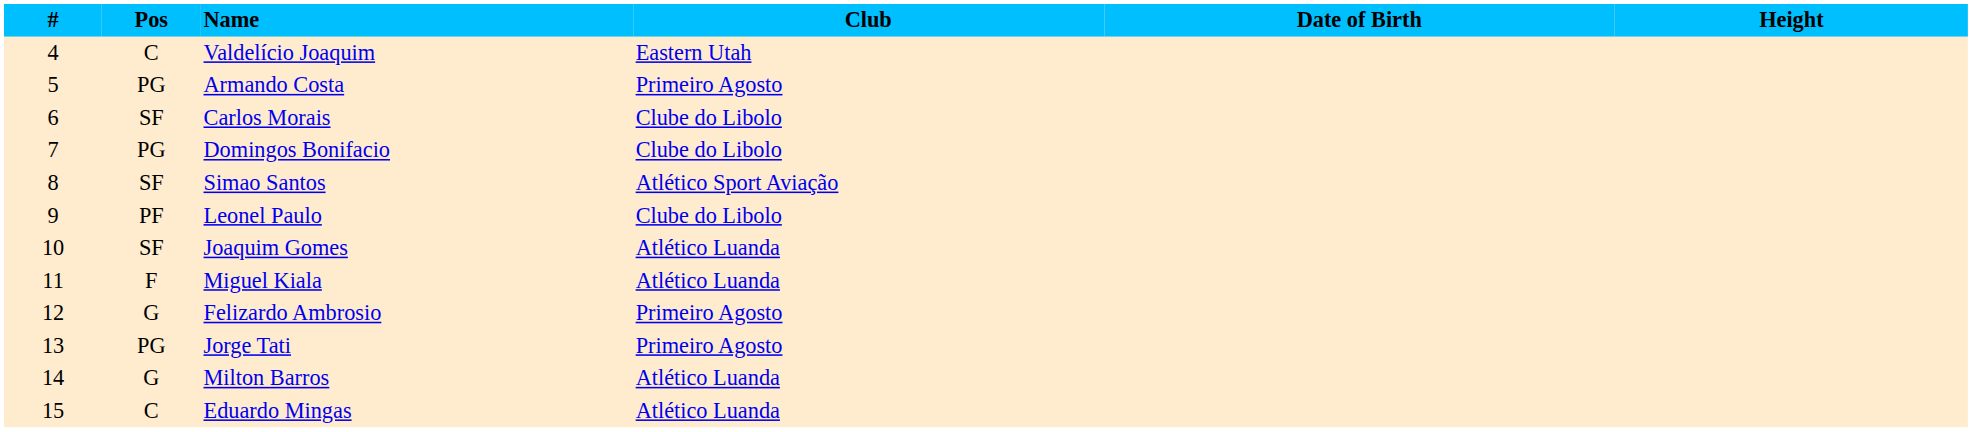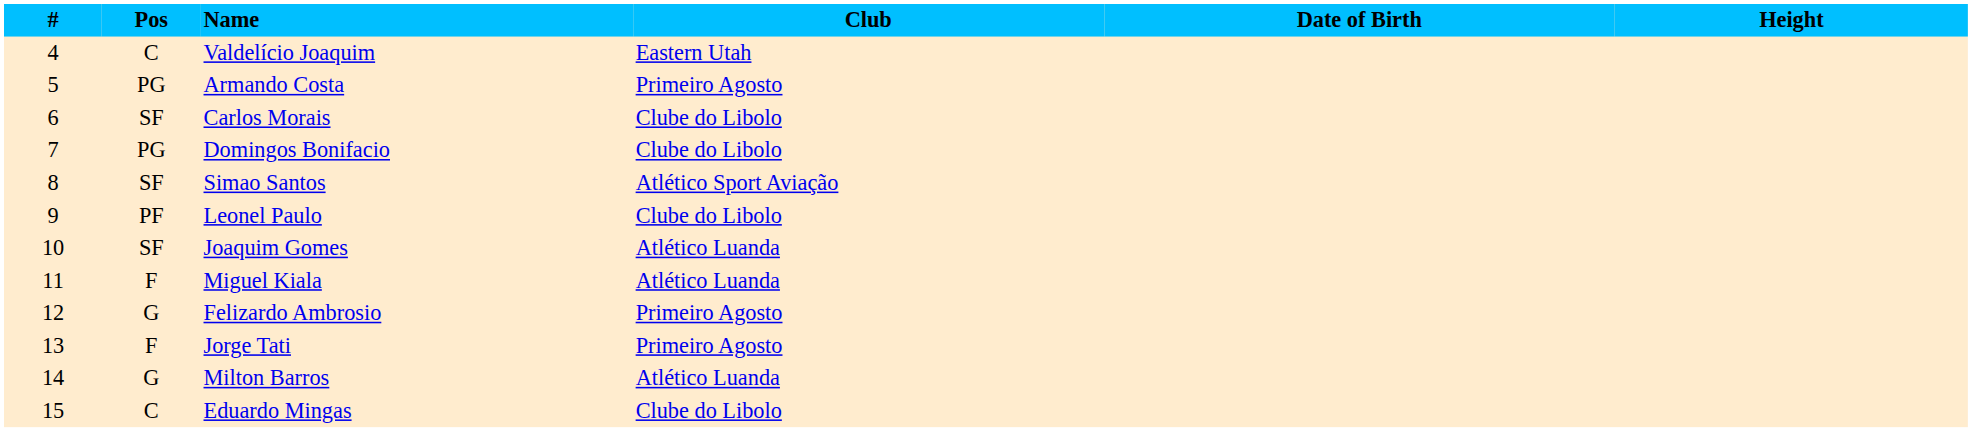(151, 345) PG -> (151, 345) F
(708, 410) Atlético Luanda -> (709, 410) Clube do Libolo
